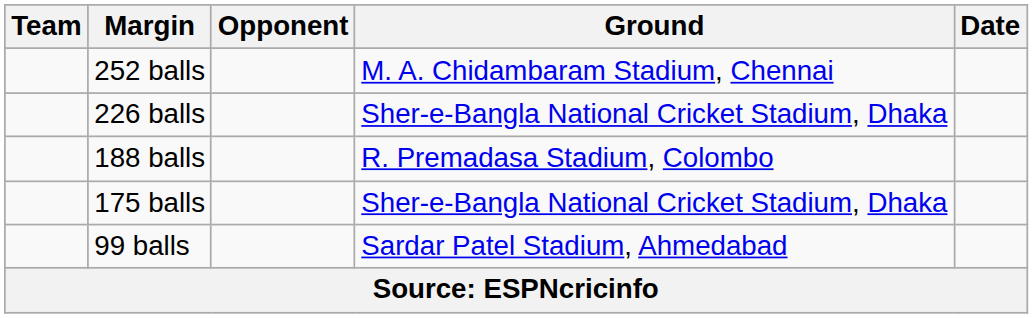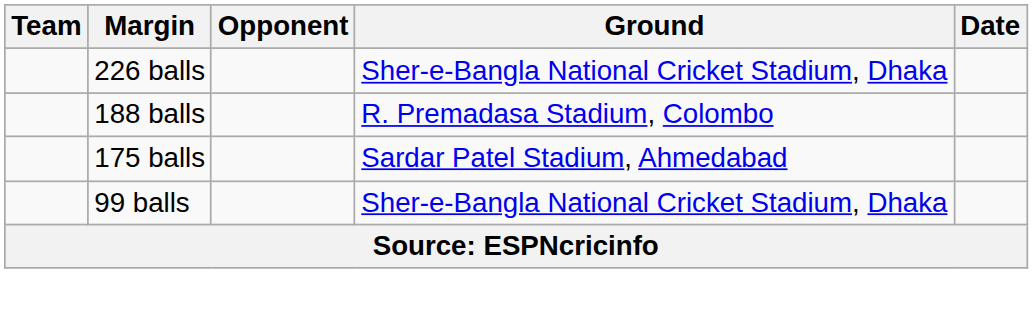- row: (150, 70)
(654, 202) Sher-e-Bangla National Cricket Stadium, Dhaka -> (574, 158) Sardar Patel Stadium, Ahmedabad
(574, 245) Sardar Patel Stadium, Ahmedabad -> (654, 202) Sher-e-Bangla National Cricket Stadium, Dhaka
